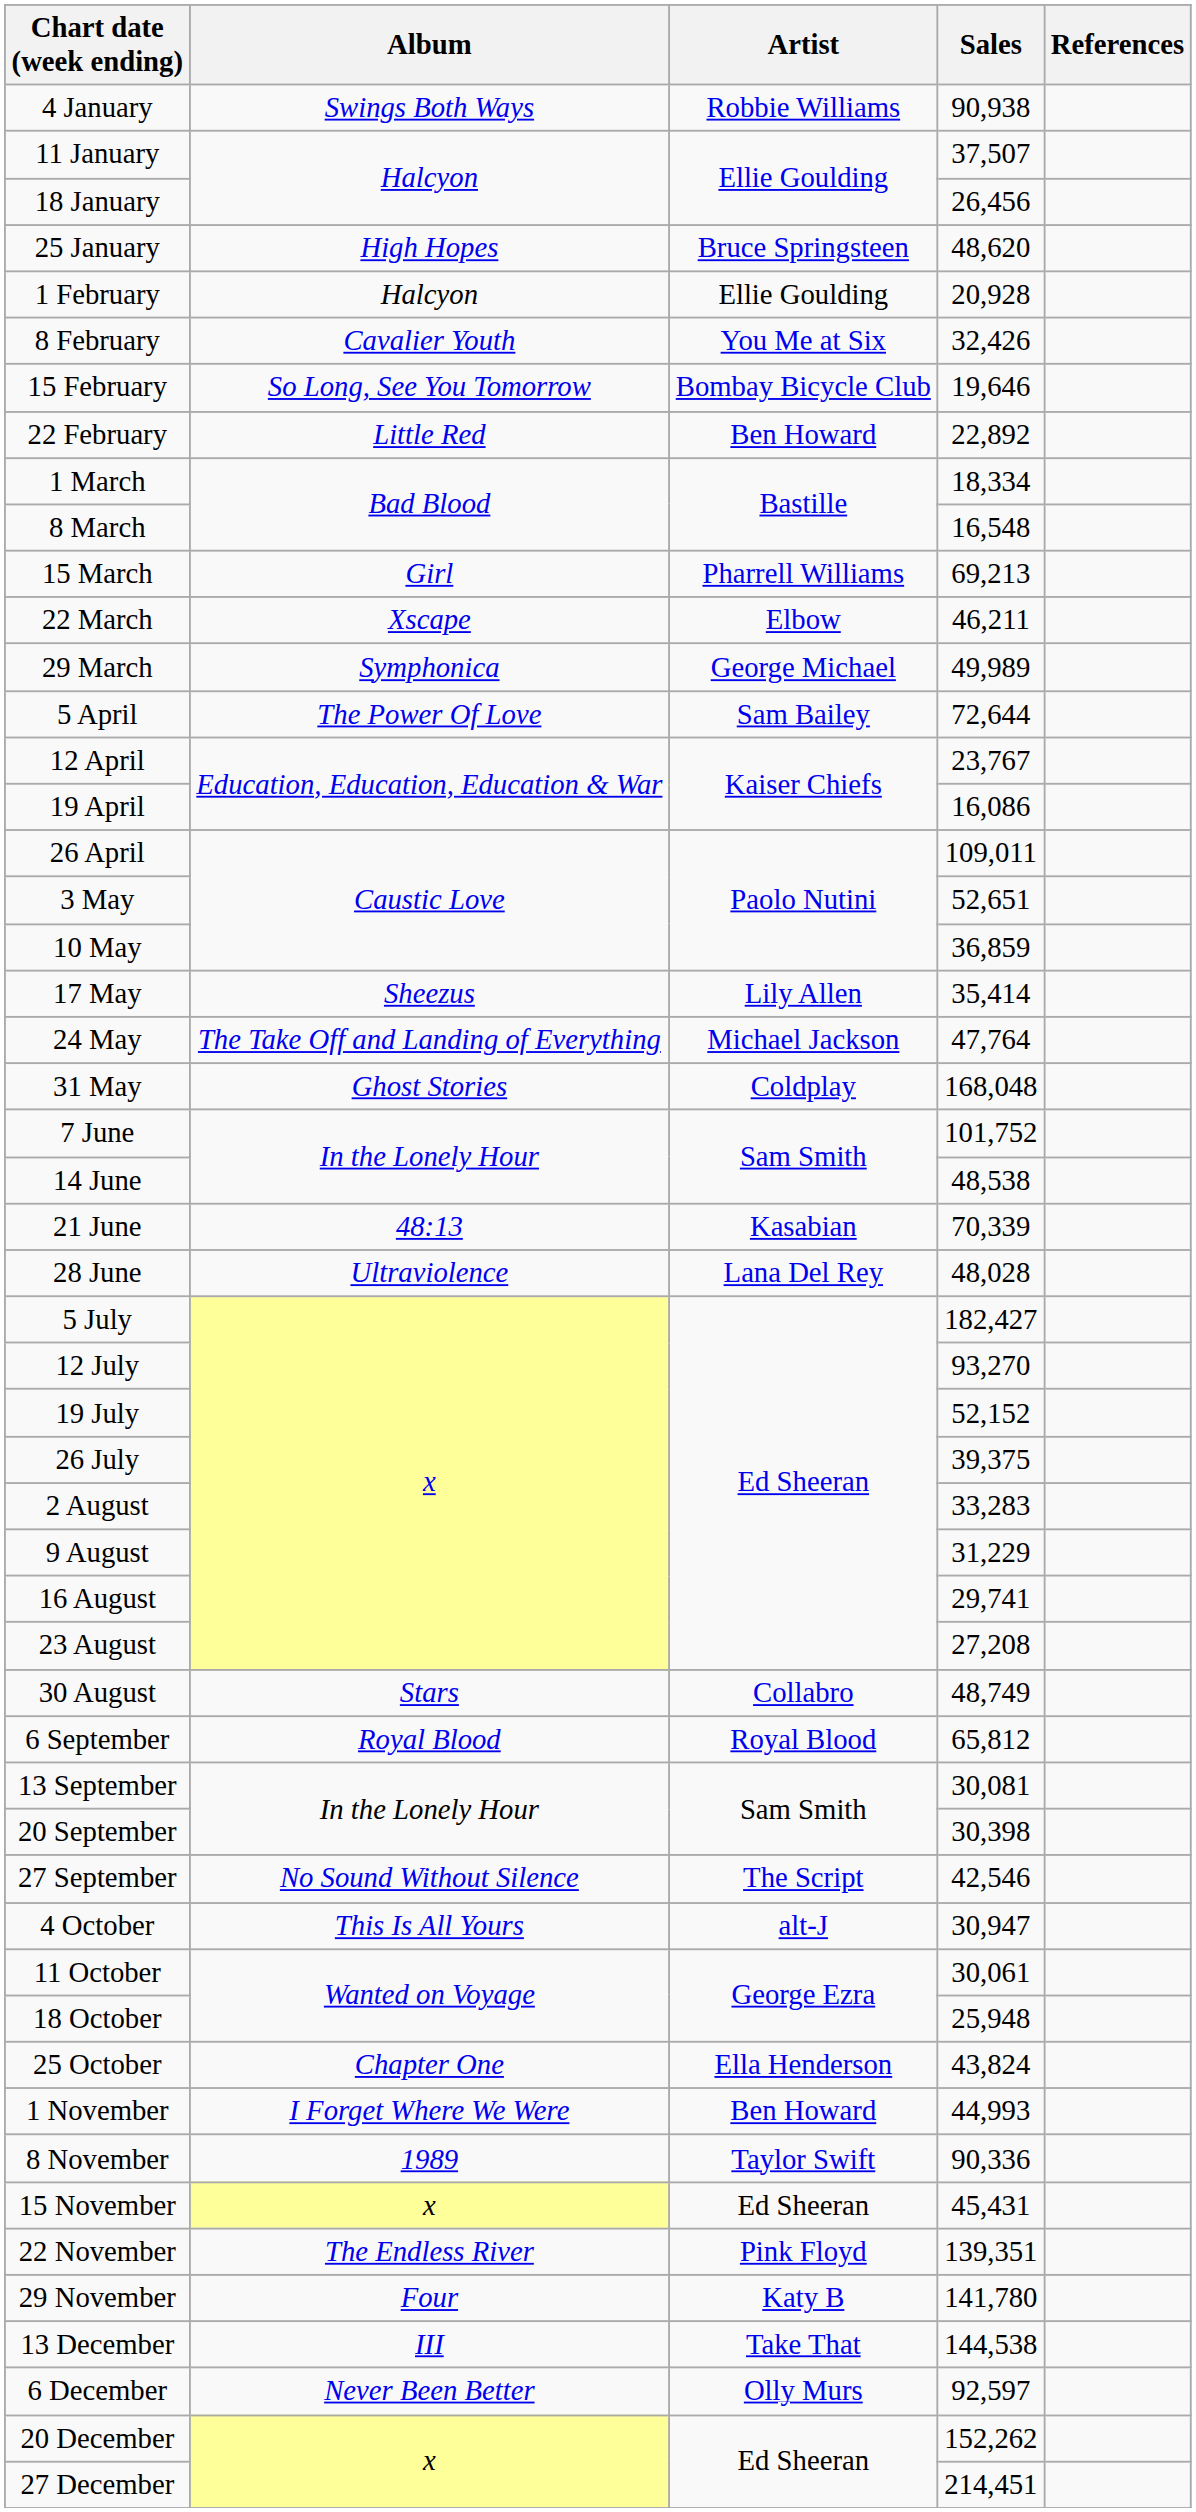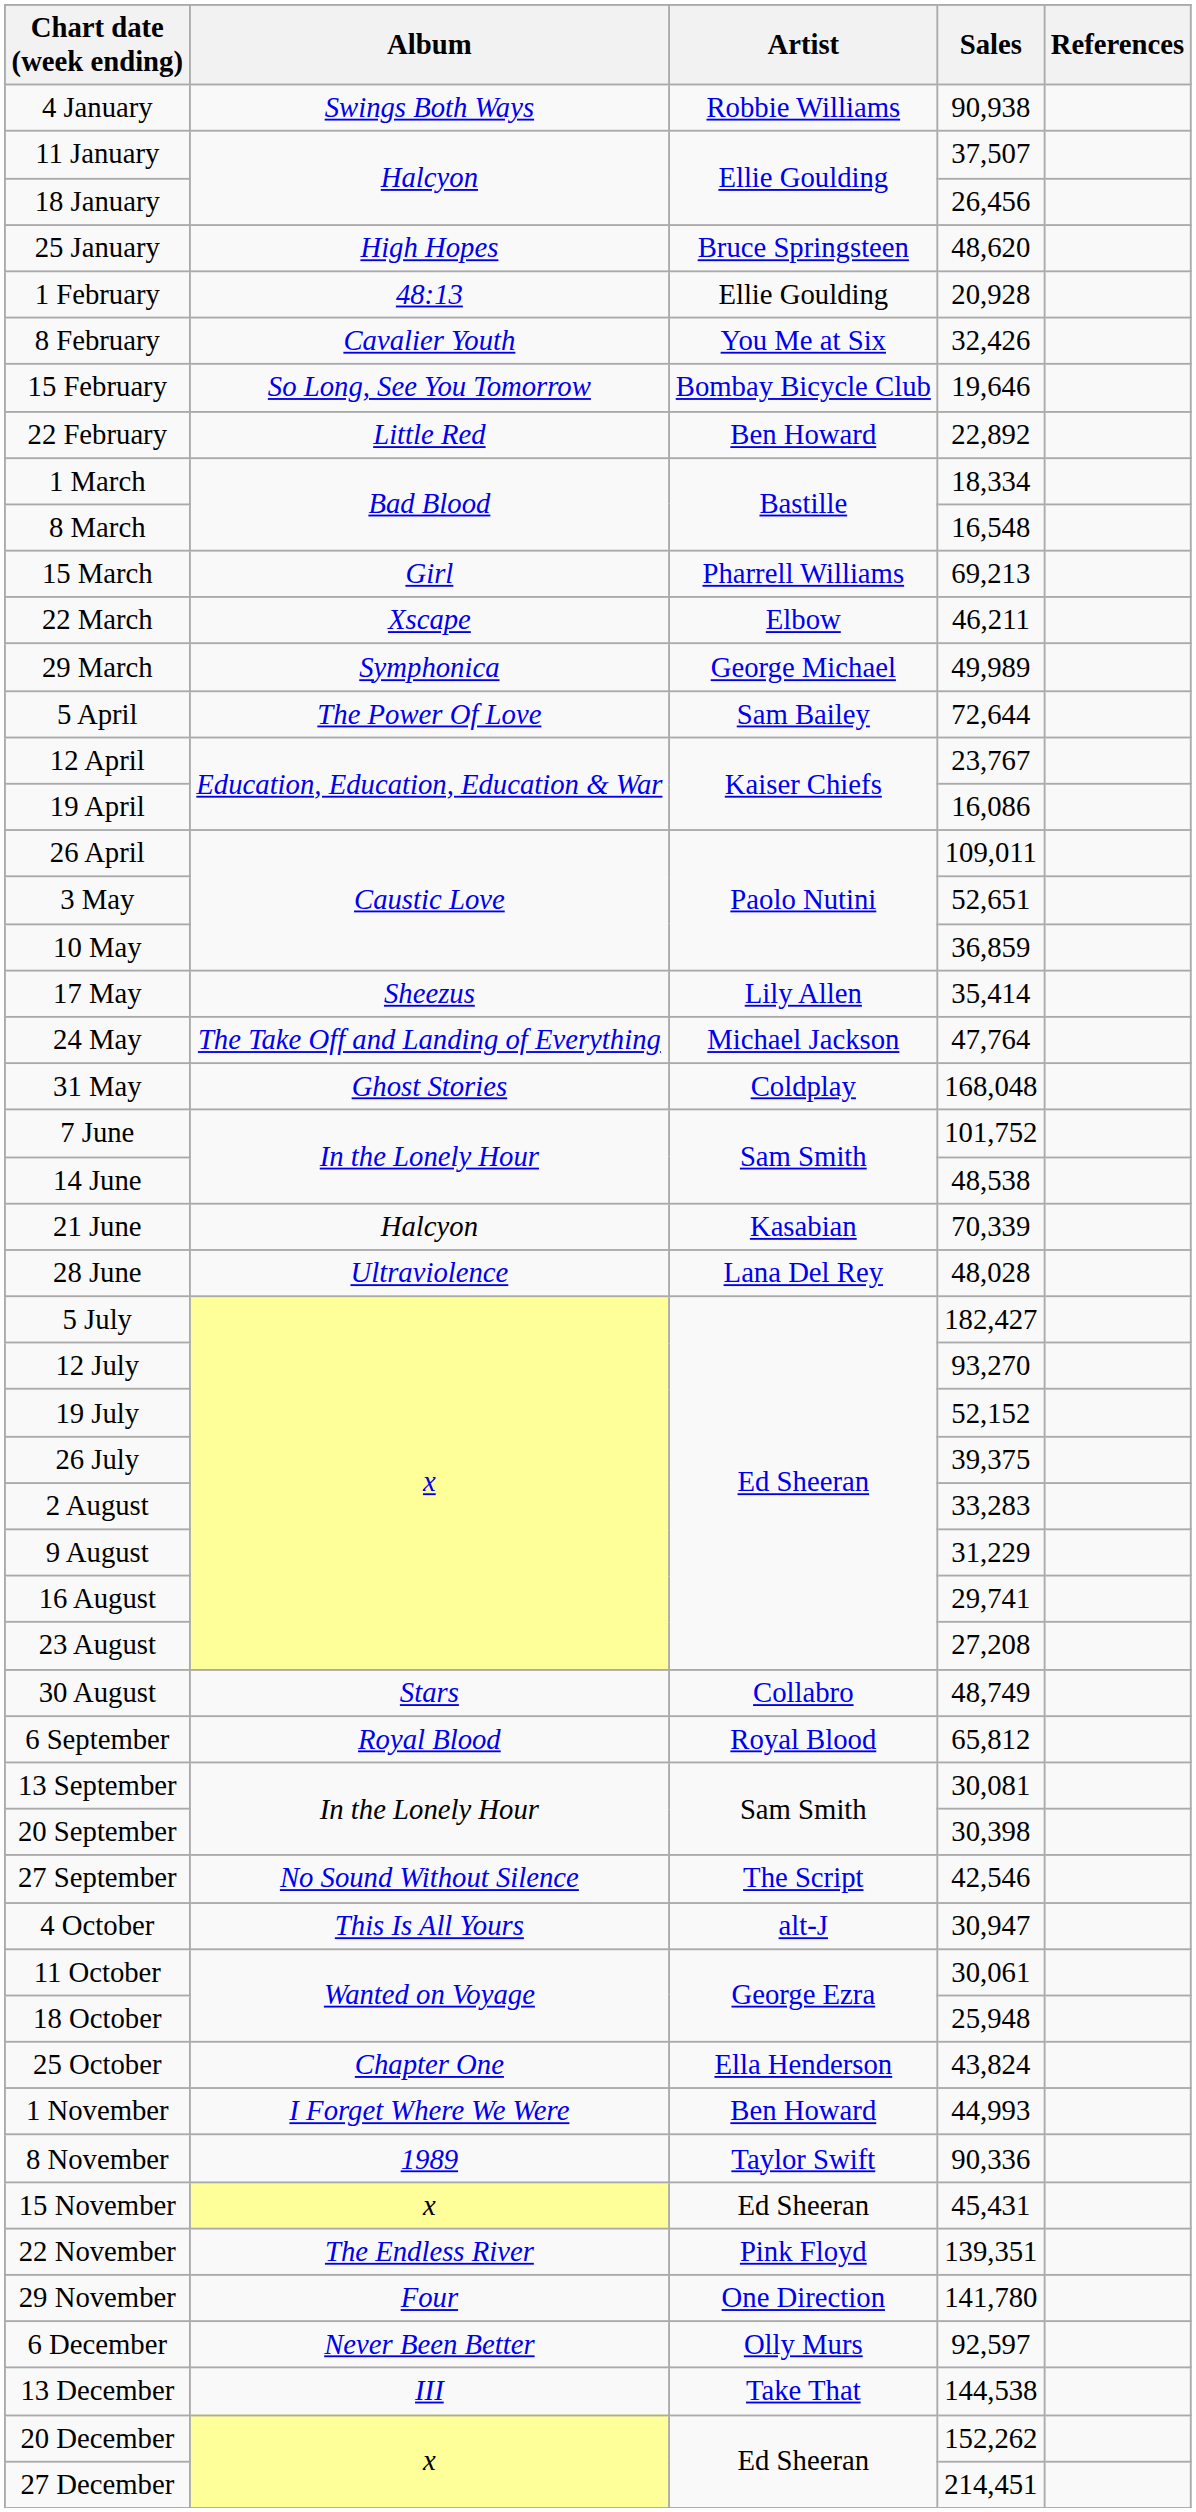(429, 293) Halcyon -> (429, 293) 48:13
(429, 1225) 48:13 -> (429, 1225) Halcyon
(803, 2297) Katy B -> (803, 2297) One Direction
rows swapped: (97, 2390) <-> (97, 2343)
